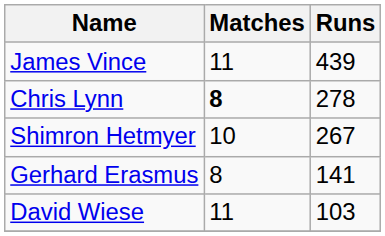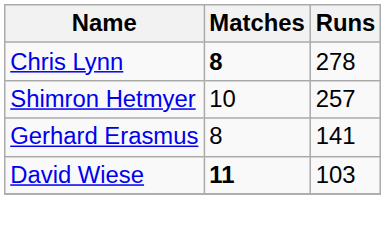- row: (78, 61)
(336, 136) 267 -> (336, 99) 257
(222, 212) normal -> (222, 174) bold
